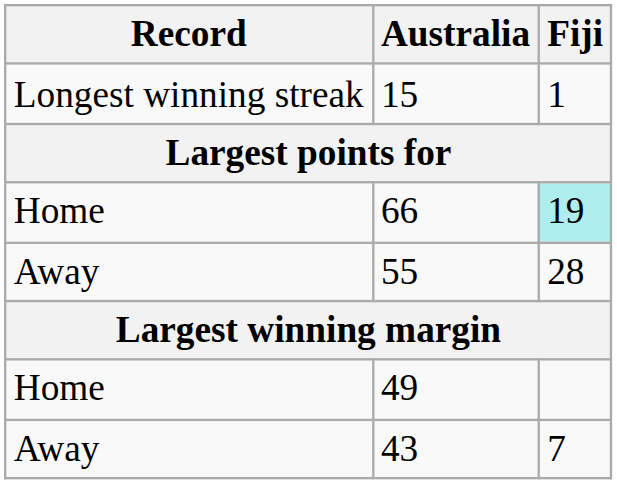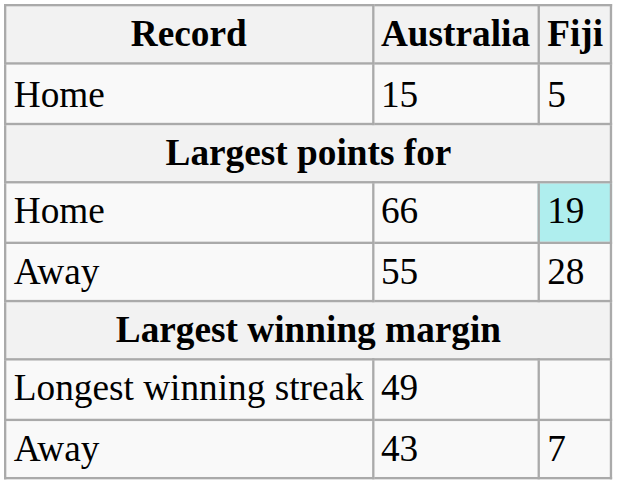(189, 93) Longest winning streak -> (59, 93) Home
(557, 93) 1 -> (557, 93) 5
(59, 388) Home -> (189, 388) Longest winning streak
